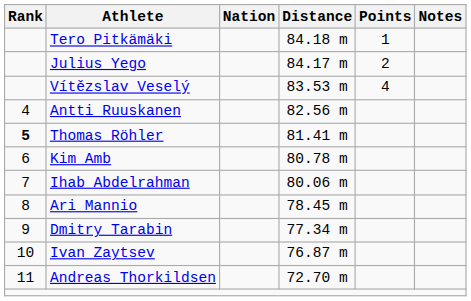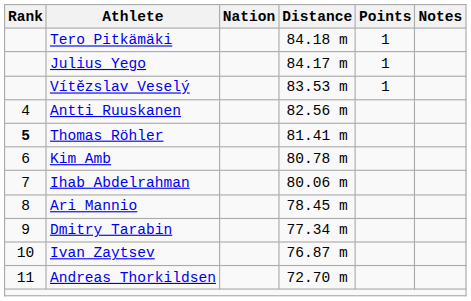(385, 64) 2 -> (385, 64) 1
(385, 88) 4 -> (385, 88) 1
